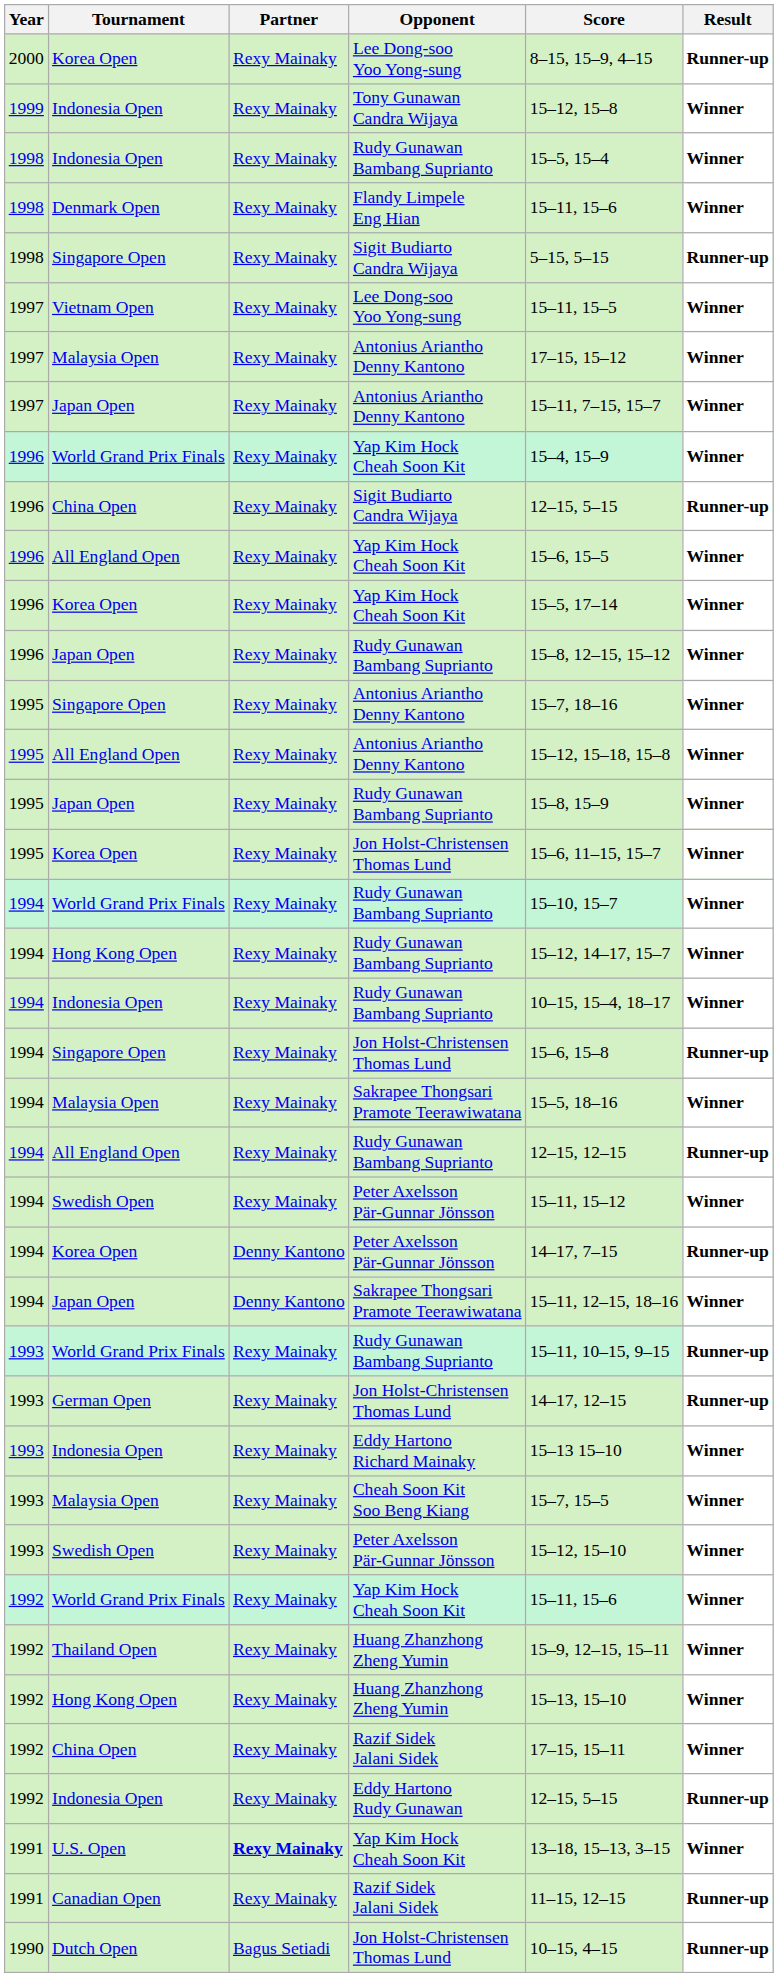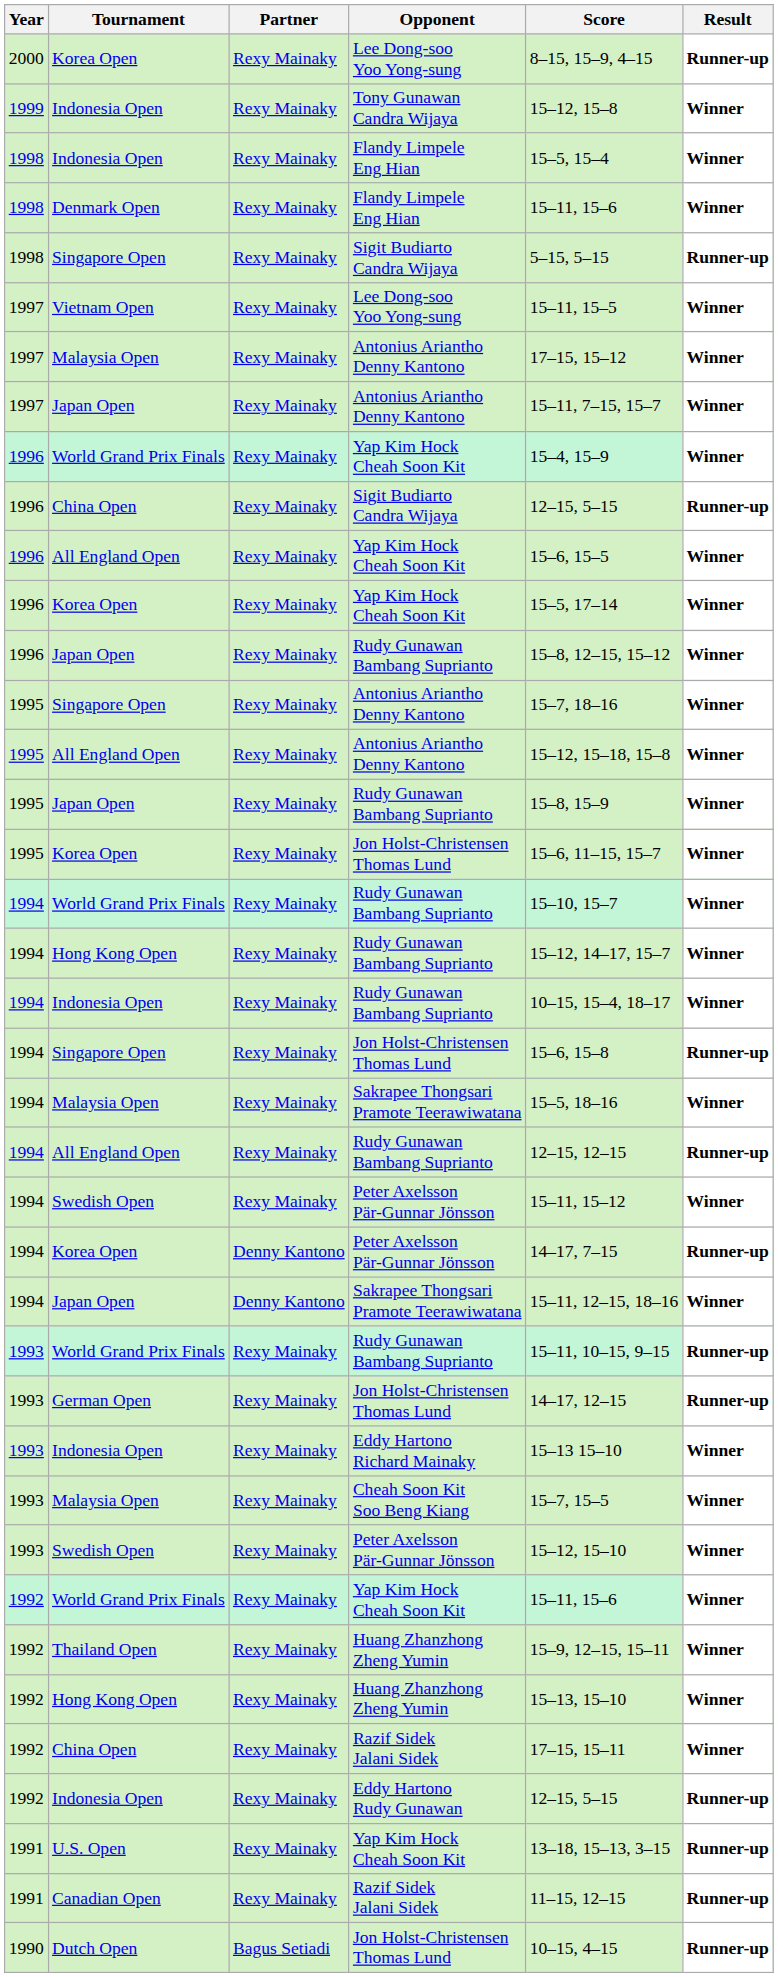(423, 158) Rudy Gunawan Bambang Suprianto -> (409, 158) Flandy Limpele Eng Hian
(288, 1848) bold -> (285, 1848) normal
(715, 1848) Winner -> (728, 1848) Runner-up
